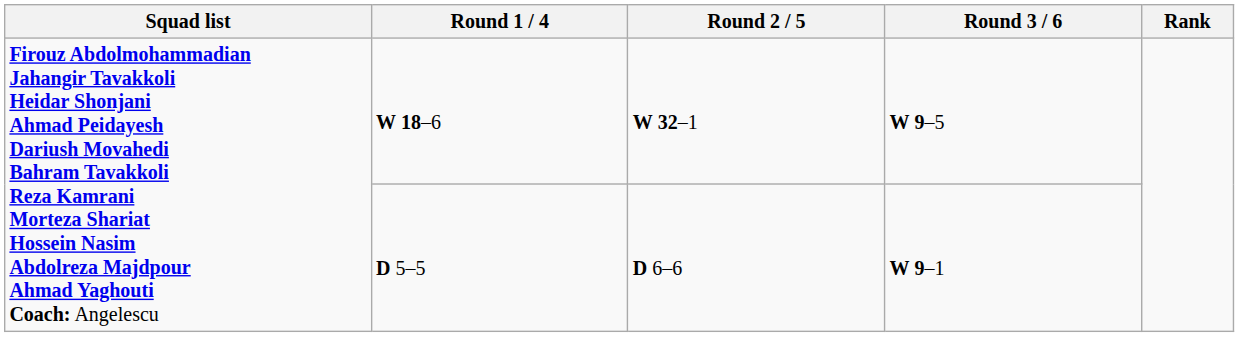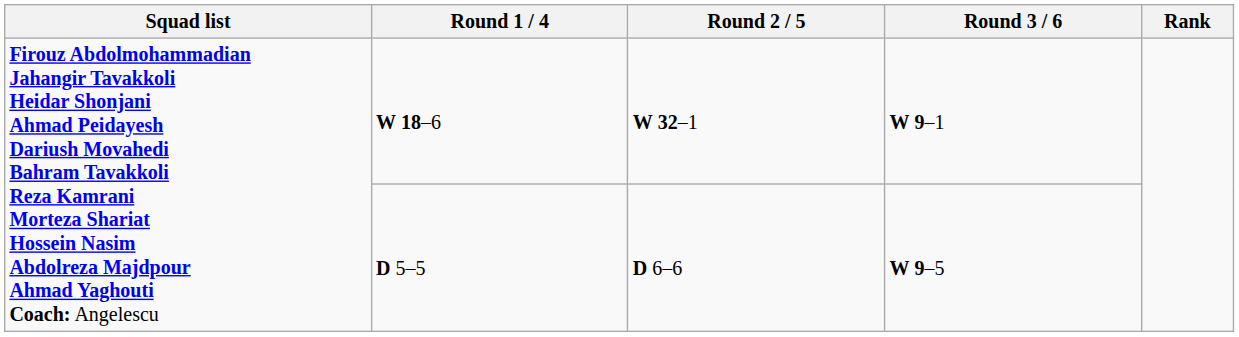(917, 122) W 9–5 -> (917, 122) W 9–1
(917, 269) W 9–1 -> (917, 269) W 9–5
